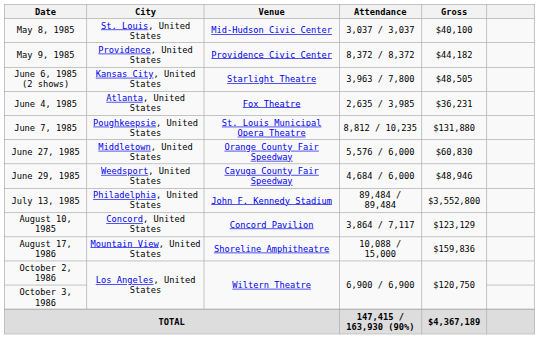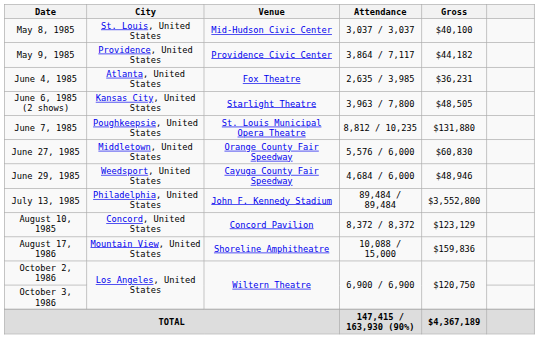(380, 55) 8,372 / 8,372 -> (380, 55) 3,864 / 7,117
rows swapped: (46, 103) <-> (46, 79)
(380, 225) 3,864 / 7,117 -> (380, 225) 8,372 / 8,372
